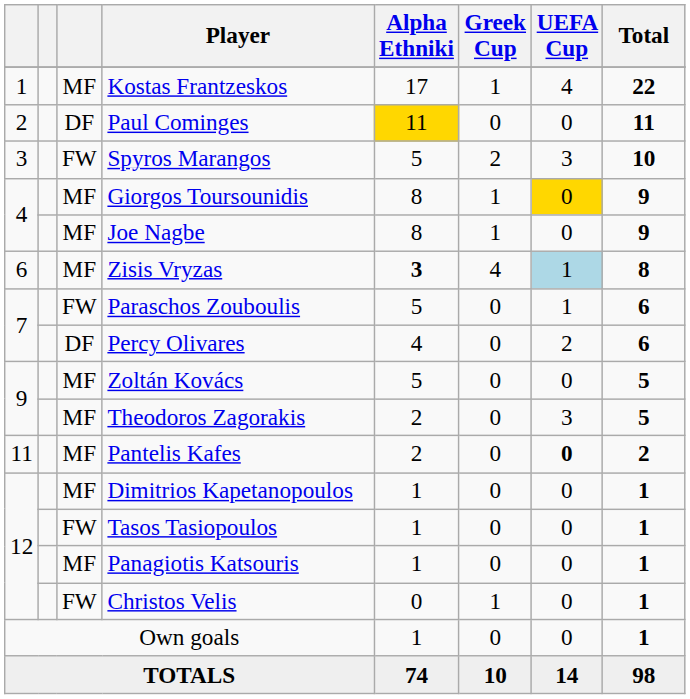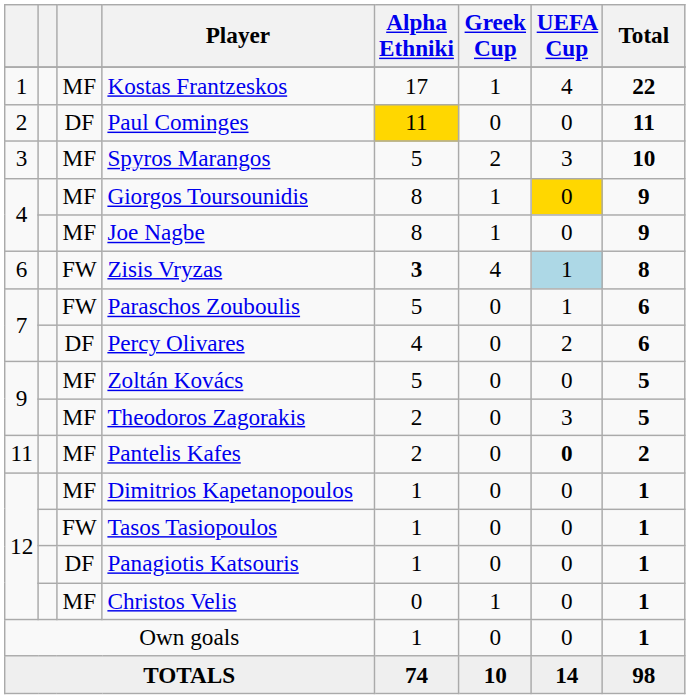(79, 159) FW -> (79, 159) MF
(79, 269) MF -> (79, 269) FW
(79, 564) MF -> (79, 564) DF
(79, 600) FW -> (79, 600) MF
